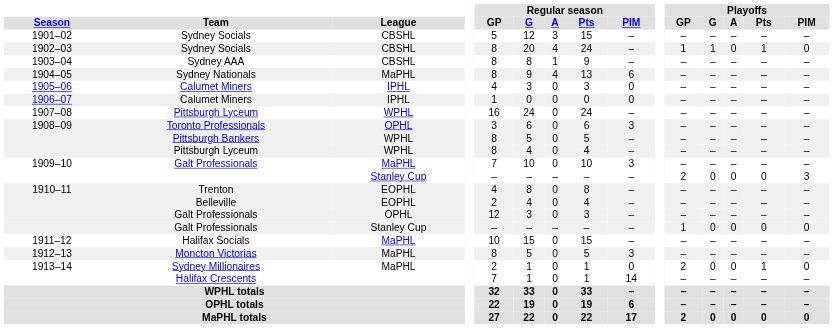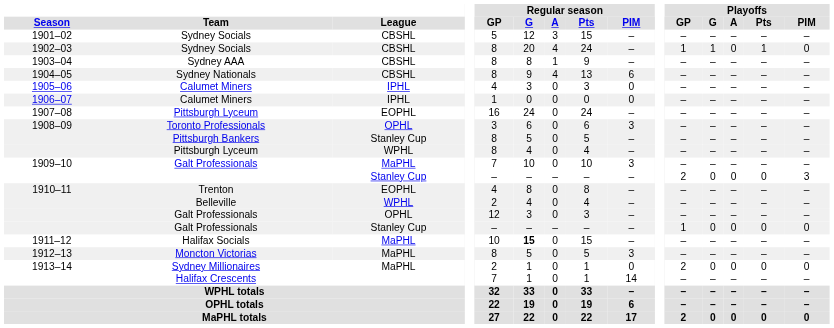(398, 74) MaPHL -> (398, 74) CBSHL
(398, 112) WPHL -> (398, 112) EOPHL
(398, 138) WPHL -> (398, 138) Stanley Cup
(398, 202) EOPHL -> (398, 202) WPHL
(529, 240) normal -> (529, 240) bold
(764, 266) 1 -> (764, 266) 0
